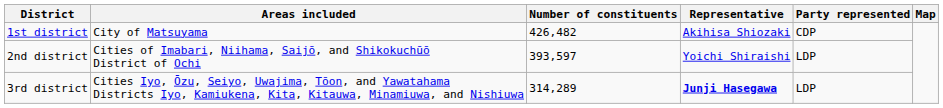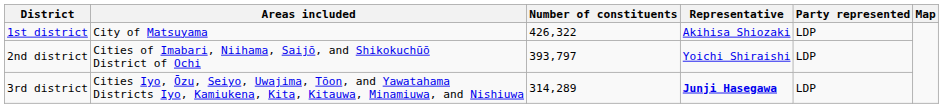(553, 32) 426,482 -> (553, 32) 426,322
(806, 32) CDP -> (806, 32) LDP
(553, 56) 393,597 -> (553, 56) 393,797
